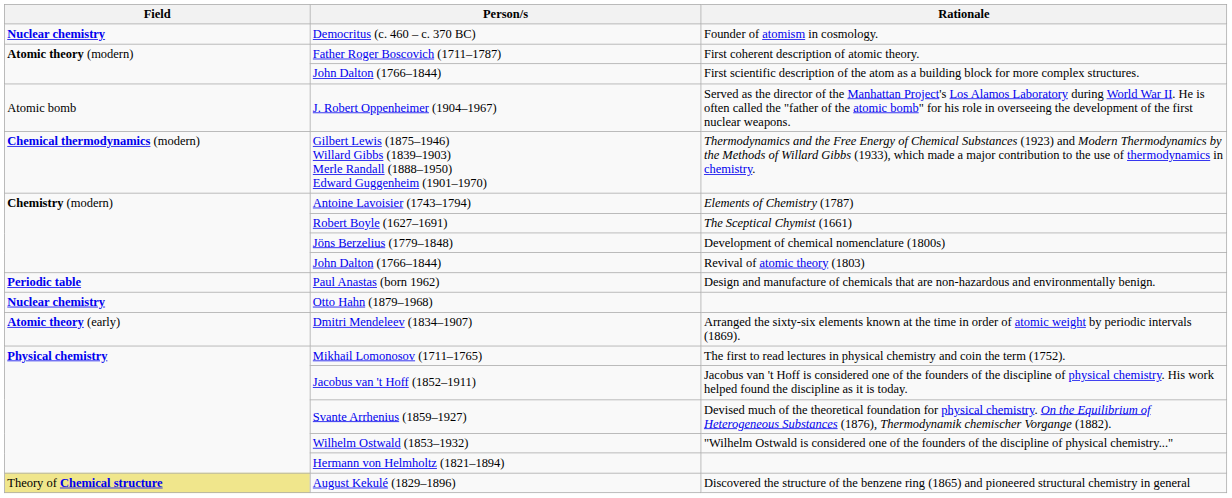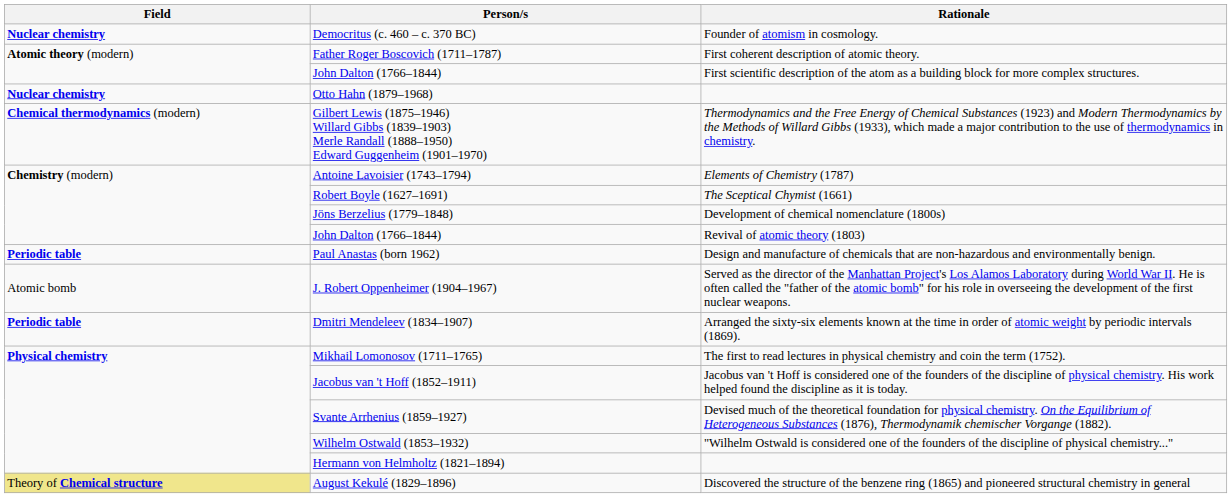rows swapped: (405, 107) <-> (373, 302)
(64, 322) Atomic theory (early) -> (44, 322) Periodic table
